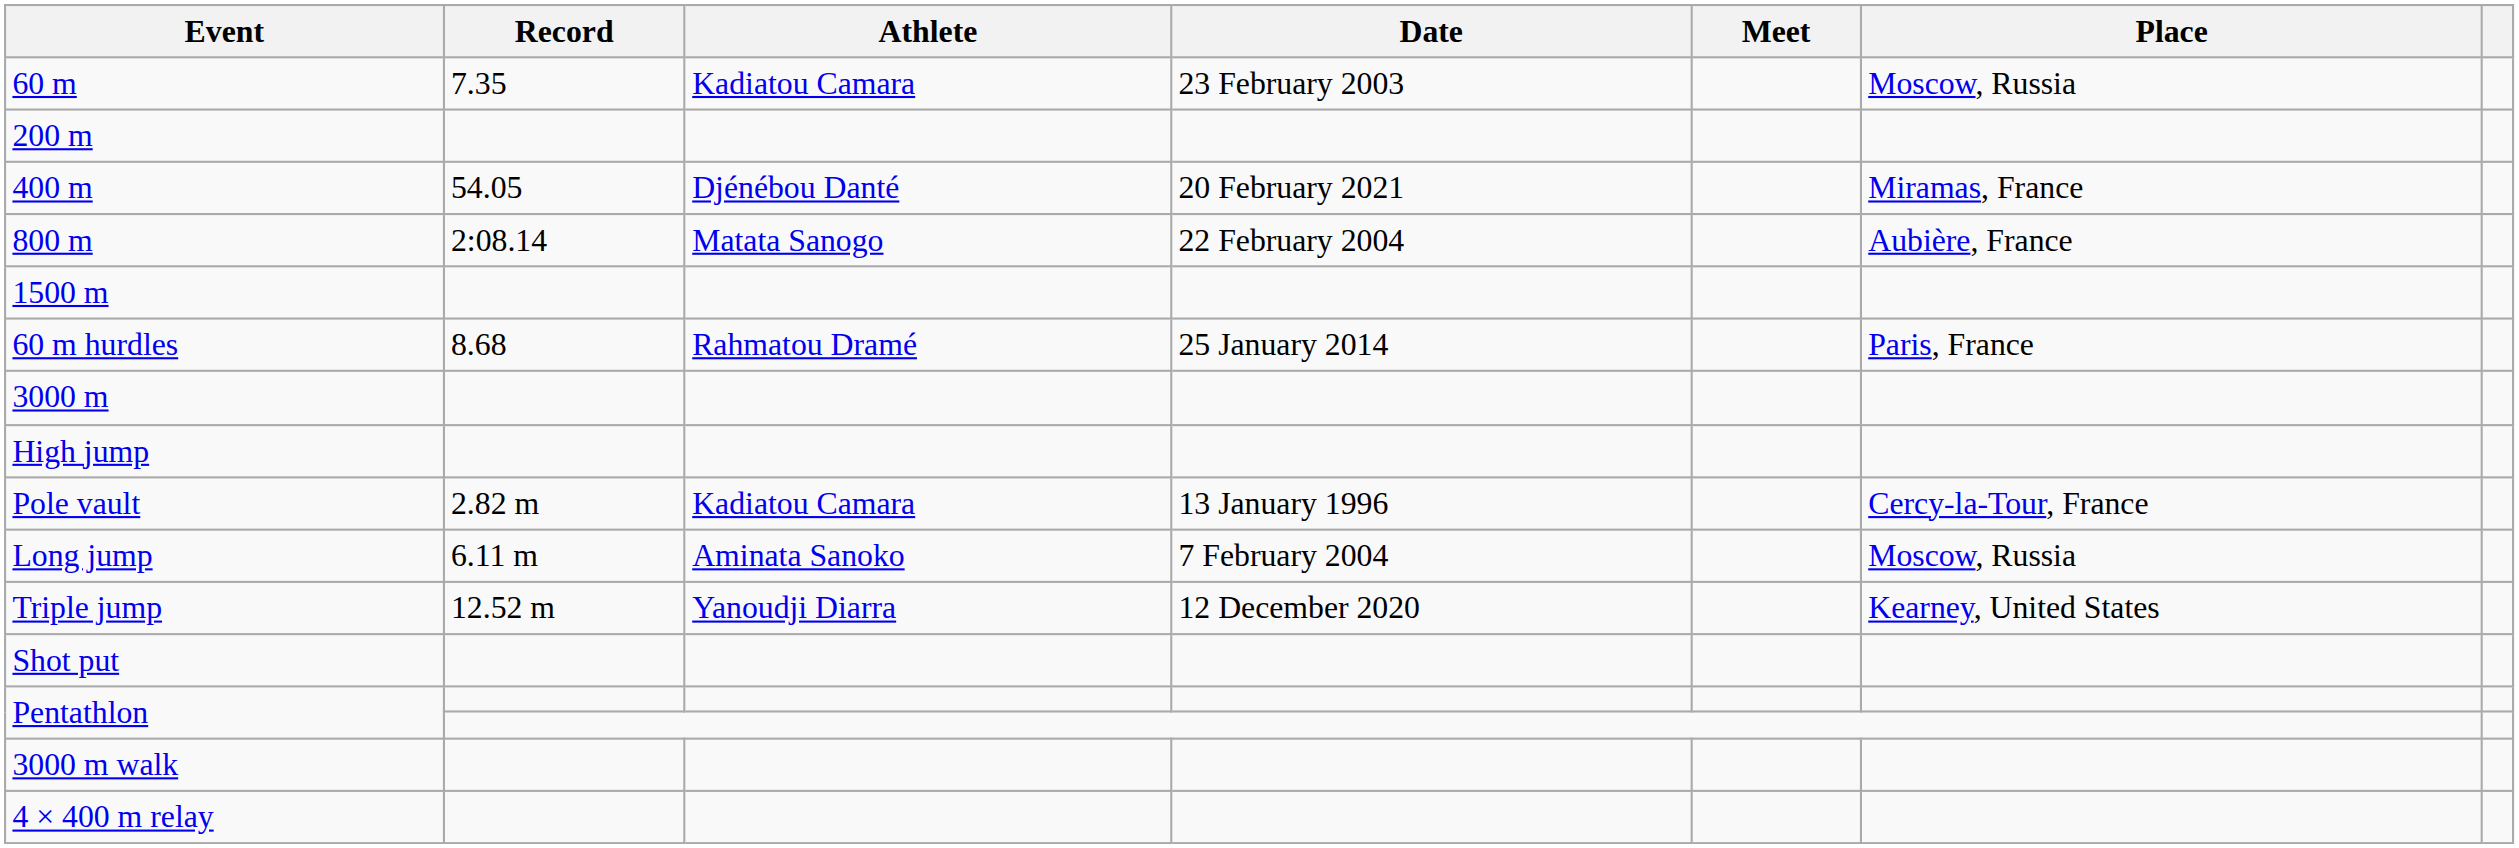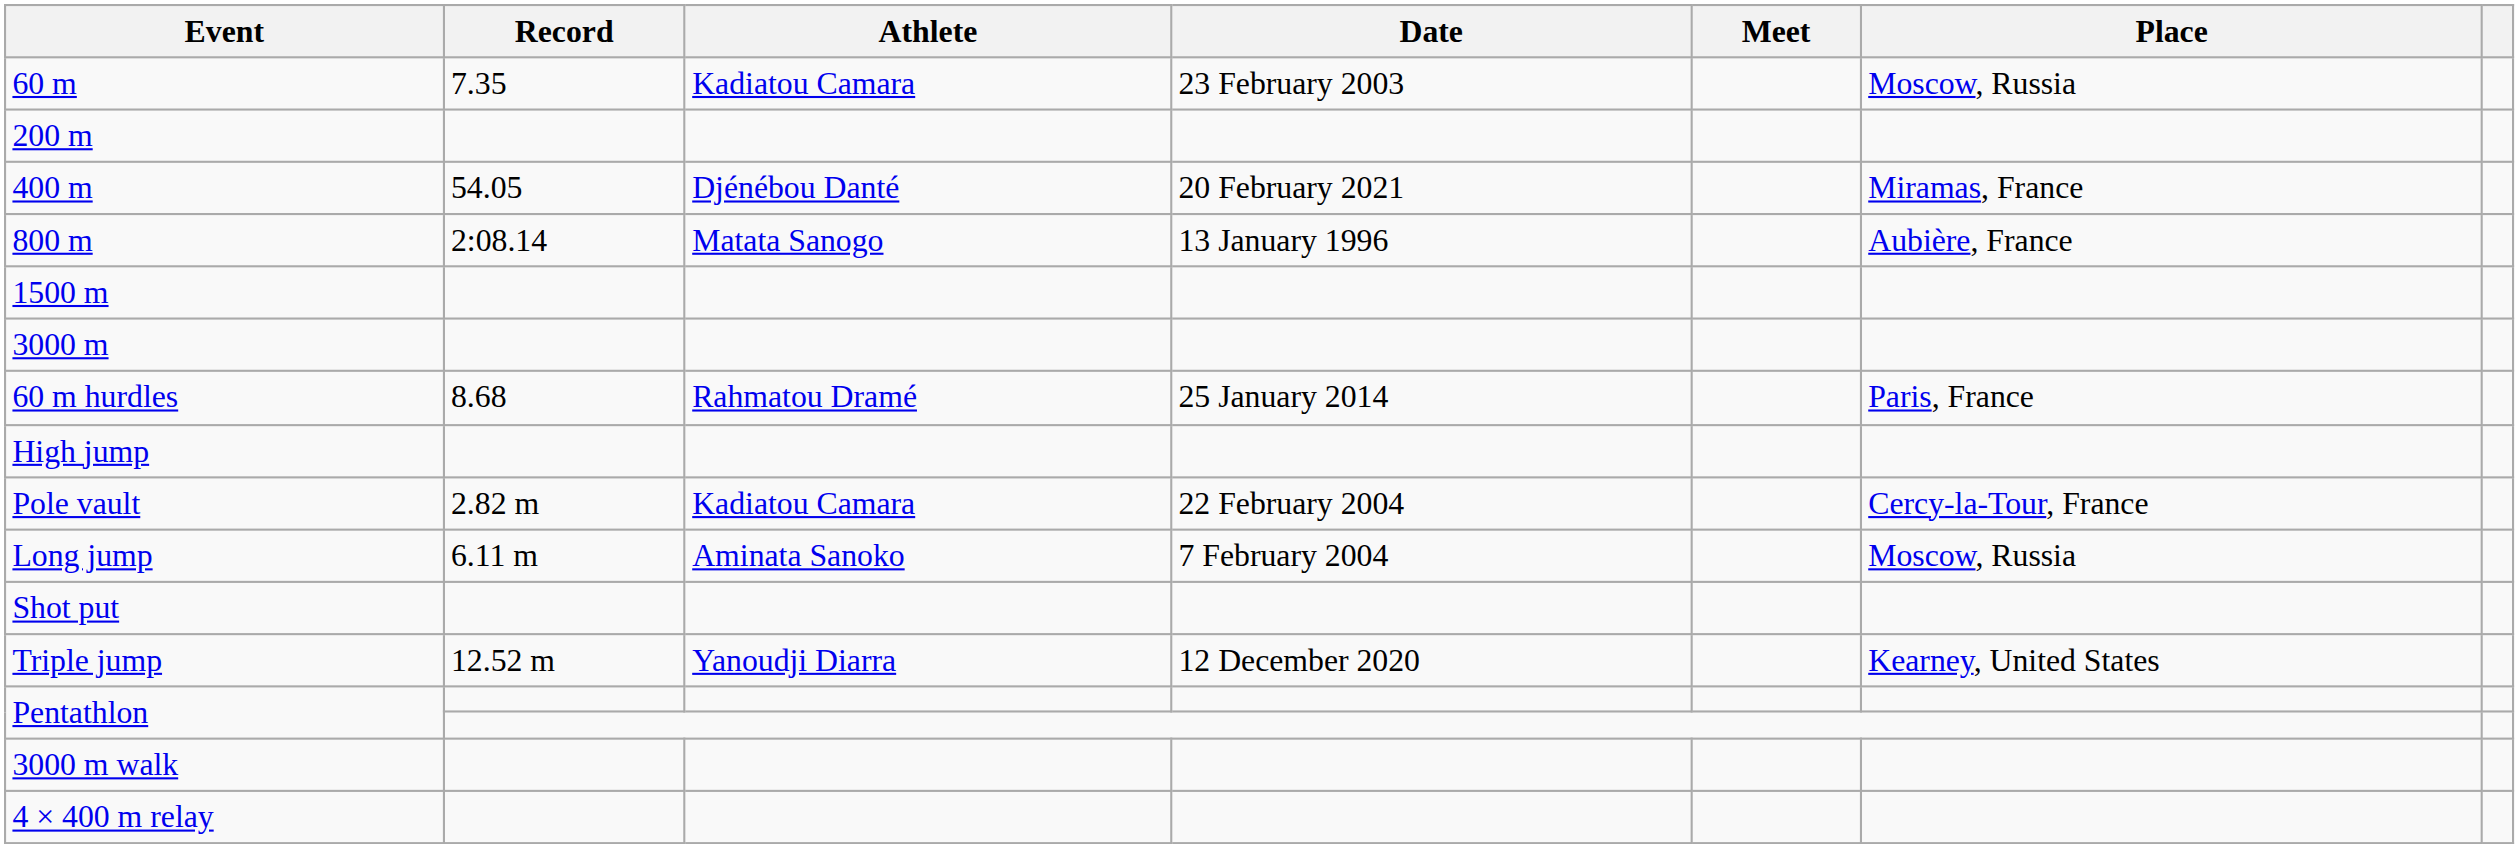(1291, 240) 22 February 2004 -> (1283, 240) 13 January 1996
rows swapped: (60, 397) <-> (95, 345)
(1283, 502) 13 January 1996 -> (1291, 502) 22 February 2004
rows swapped: (87, 607) <-> (66, 659)
